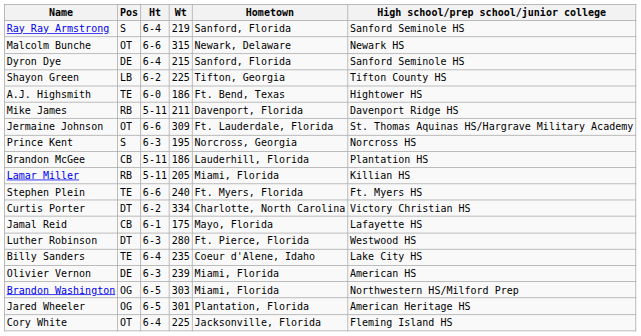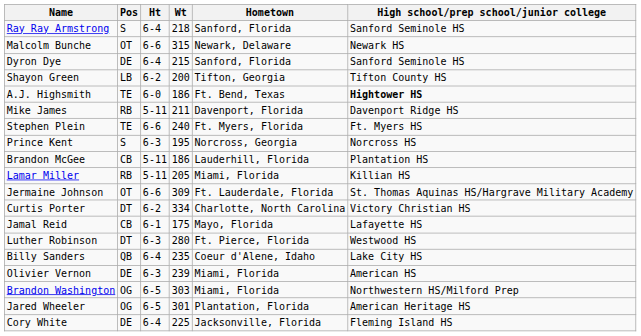(181, 29) 219 -> (181, 29) 218
(181, 78) 225 -> (181, 78) 200
(386, 94) normal -> (386, 94) bold
rows swapped: (55, 127) <-> (46, 192)
(126, 257) TE -> (126, 257) QB
(126, 323) OT -> (126, 323) DE
